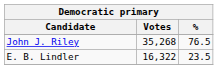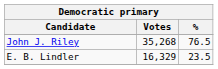(159, 57) 16,322 -> (159, 57) 16,329
